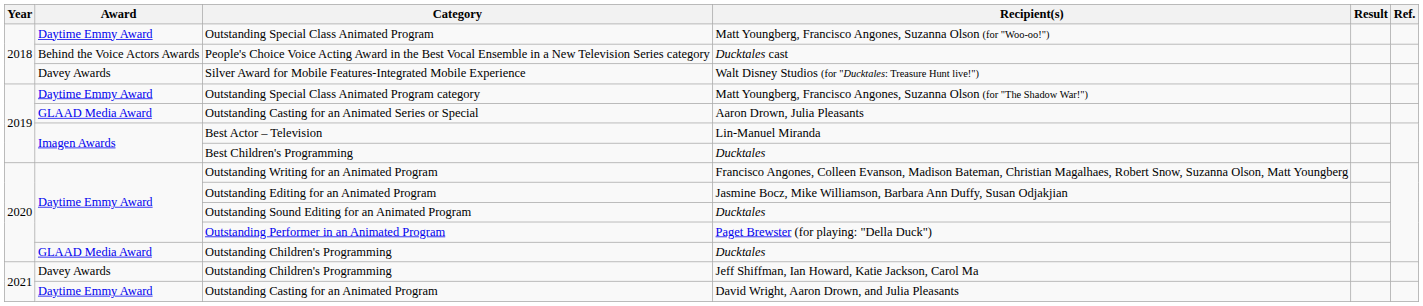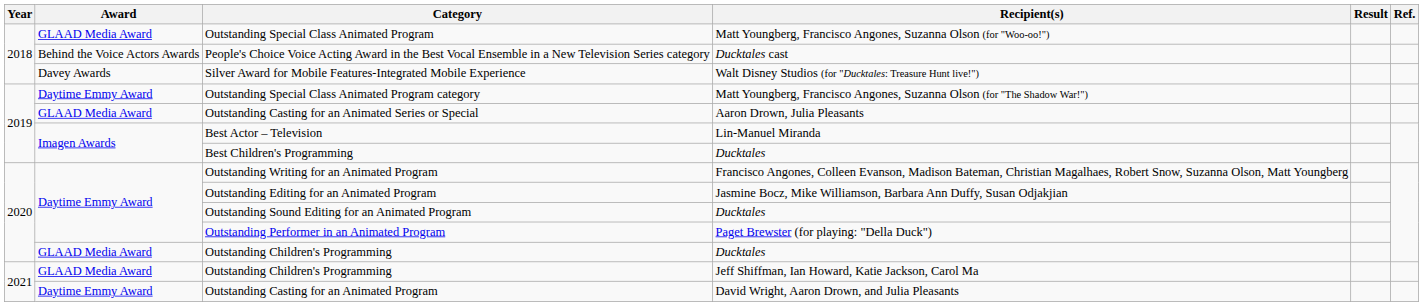(95, 34) Daytime Emmy Award -> (95, 34) GLAAD Media Award
(74, 271) Davey Awards -> (95, 271) GLAAD Media Award
